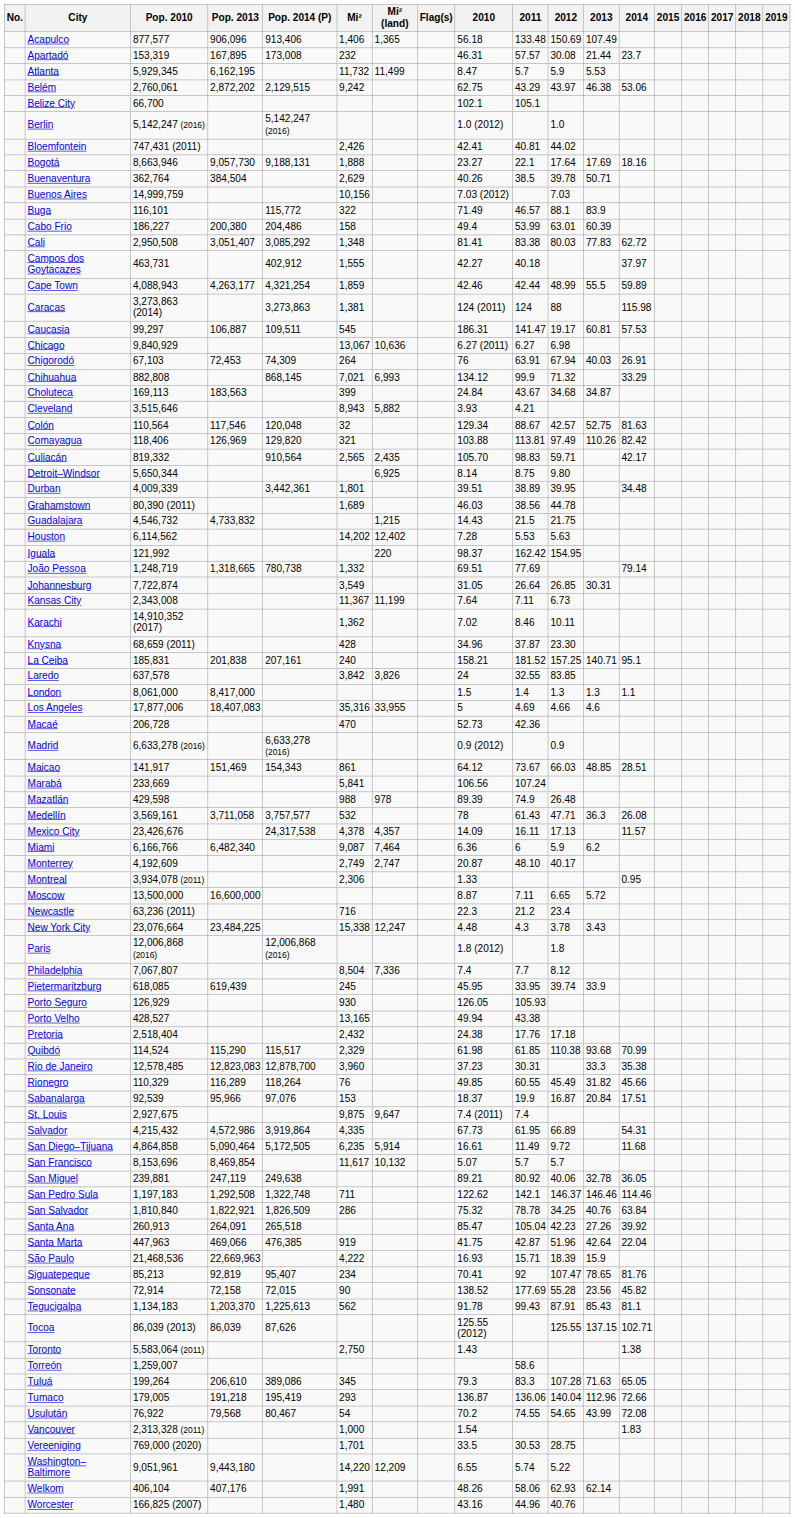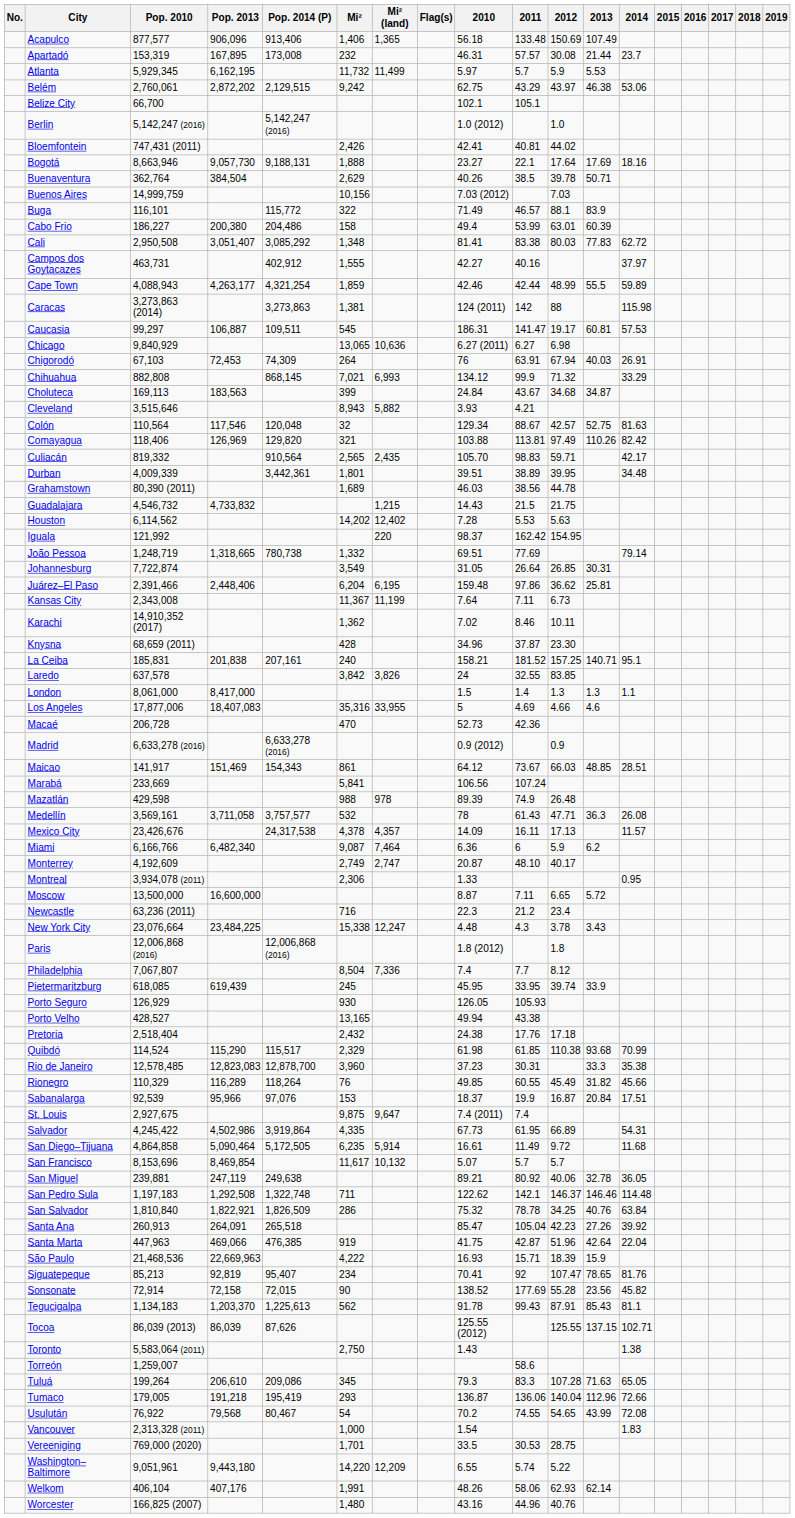(467, 71) 8.47 -> (467, 71) 5.97
(528, 264) 40.18 -> (528, 264) 40.16
(523, 307) 124 -> (523, 307) 142
(354, 345) 13,067 -> (354, 345) 13,065
- row: (64, 473)
+ row: (63, 585)
(155, 1130) 4,215,432 -> (155, 1130) 4,245,422
(233, 1130) 4,572,986 -> (233, 1130) 4,502,986
(636, 1194) 114.46 -> (636, 1194) 114.48
(283, 1382) 389,086 -> (283, 1382) 209,086
